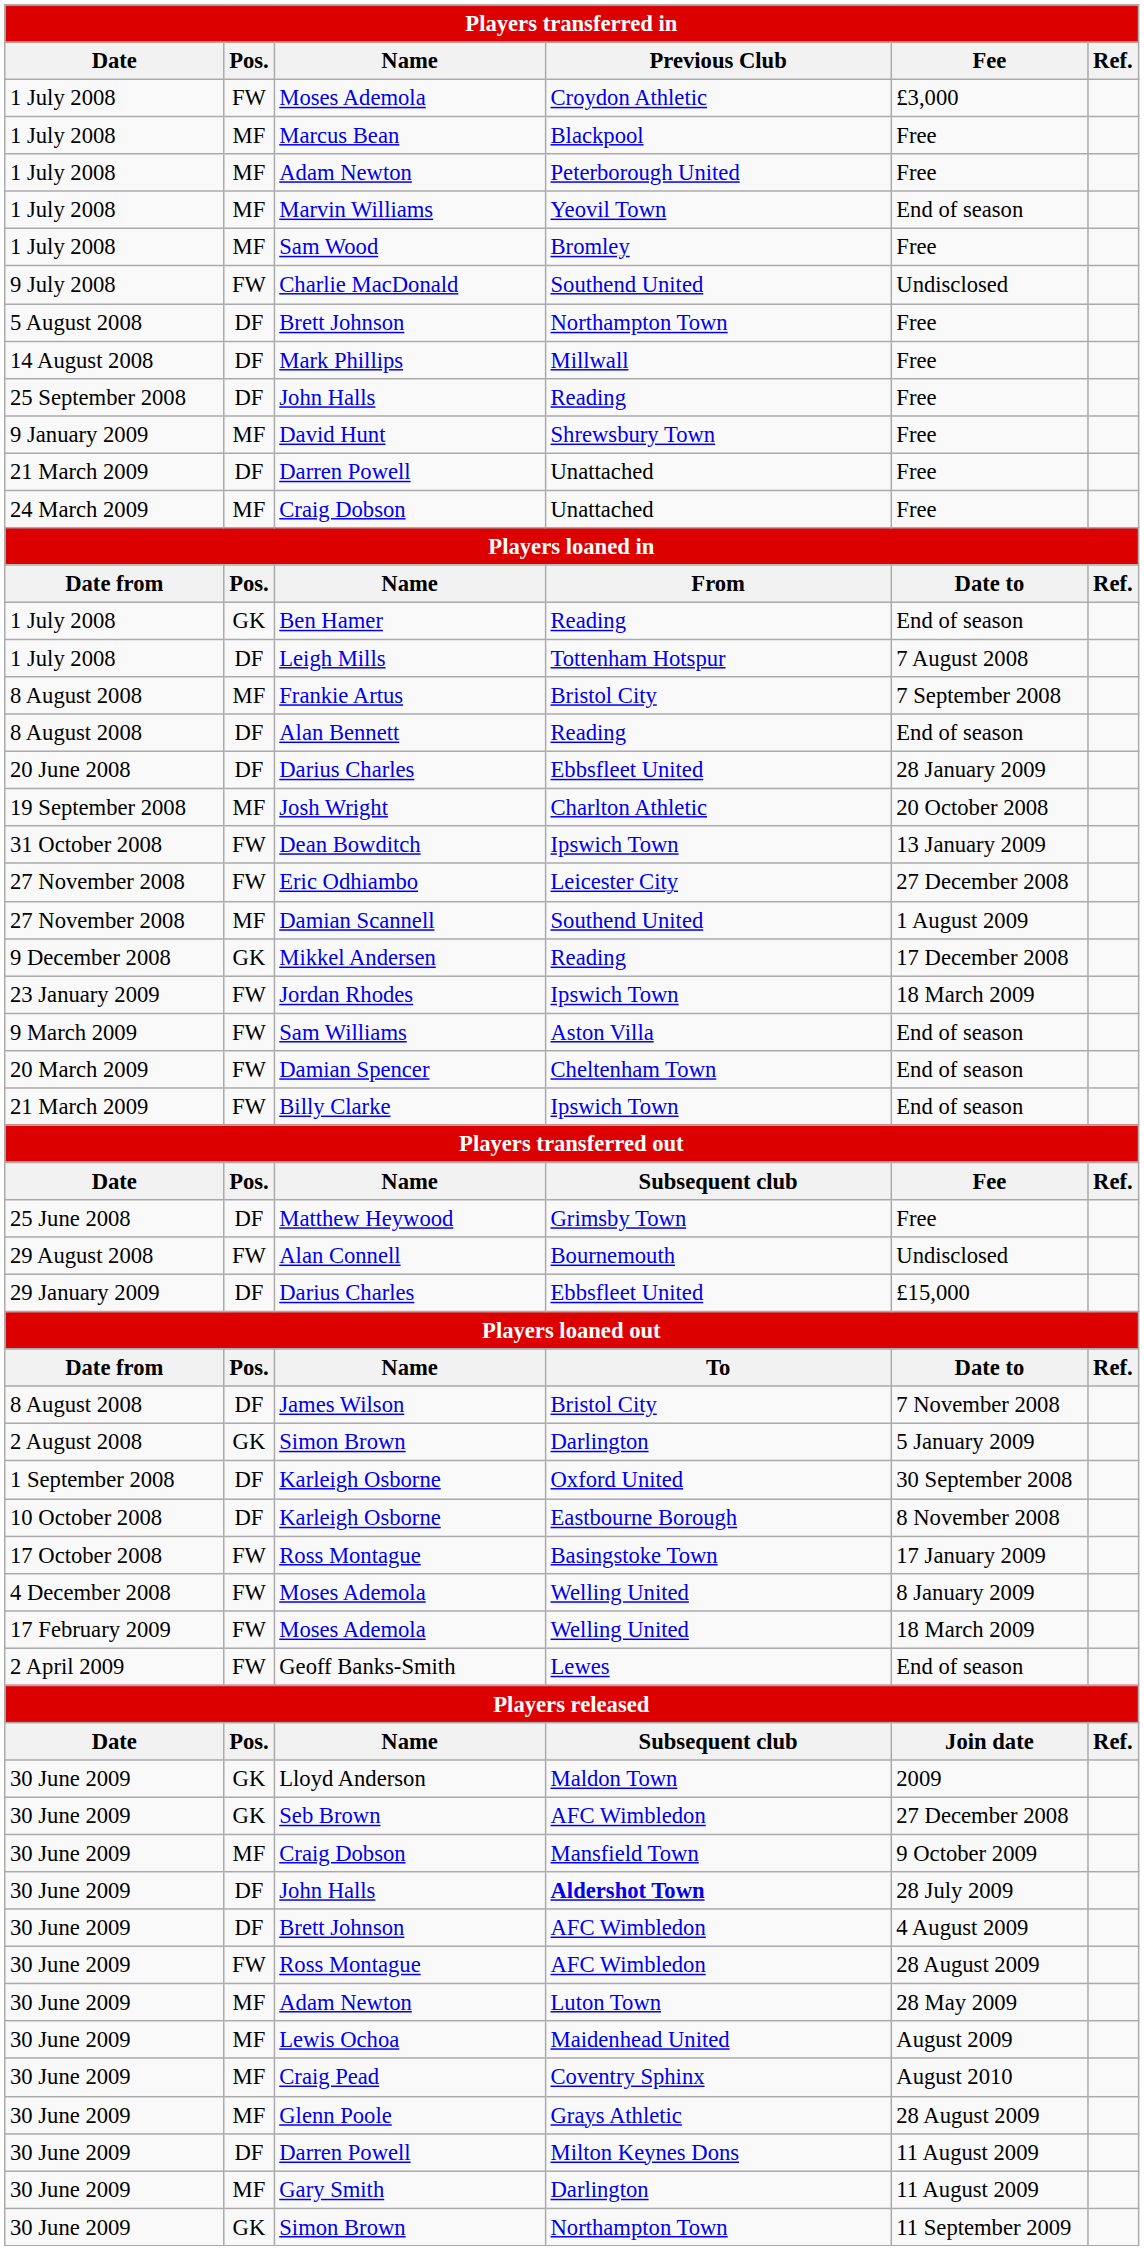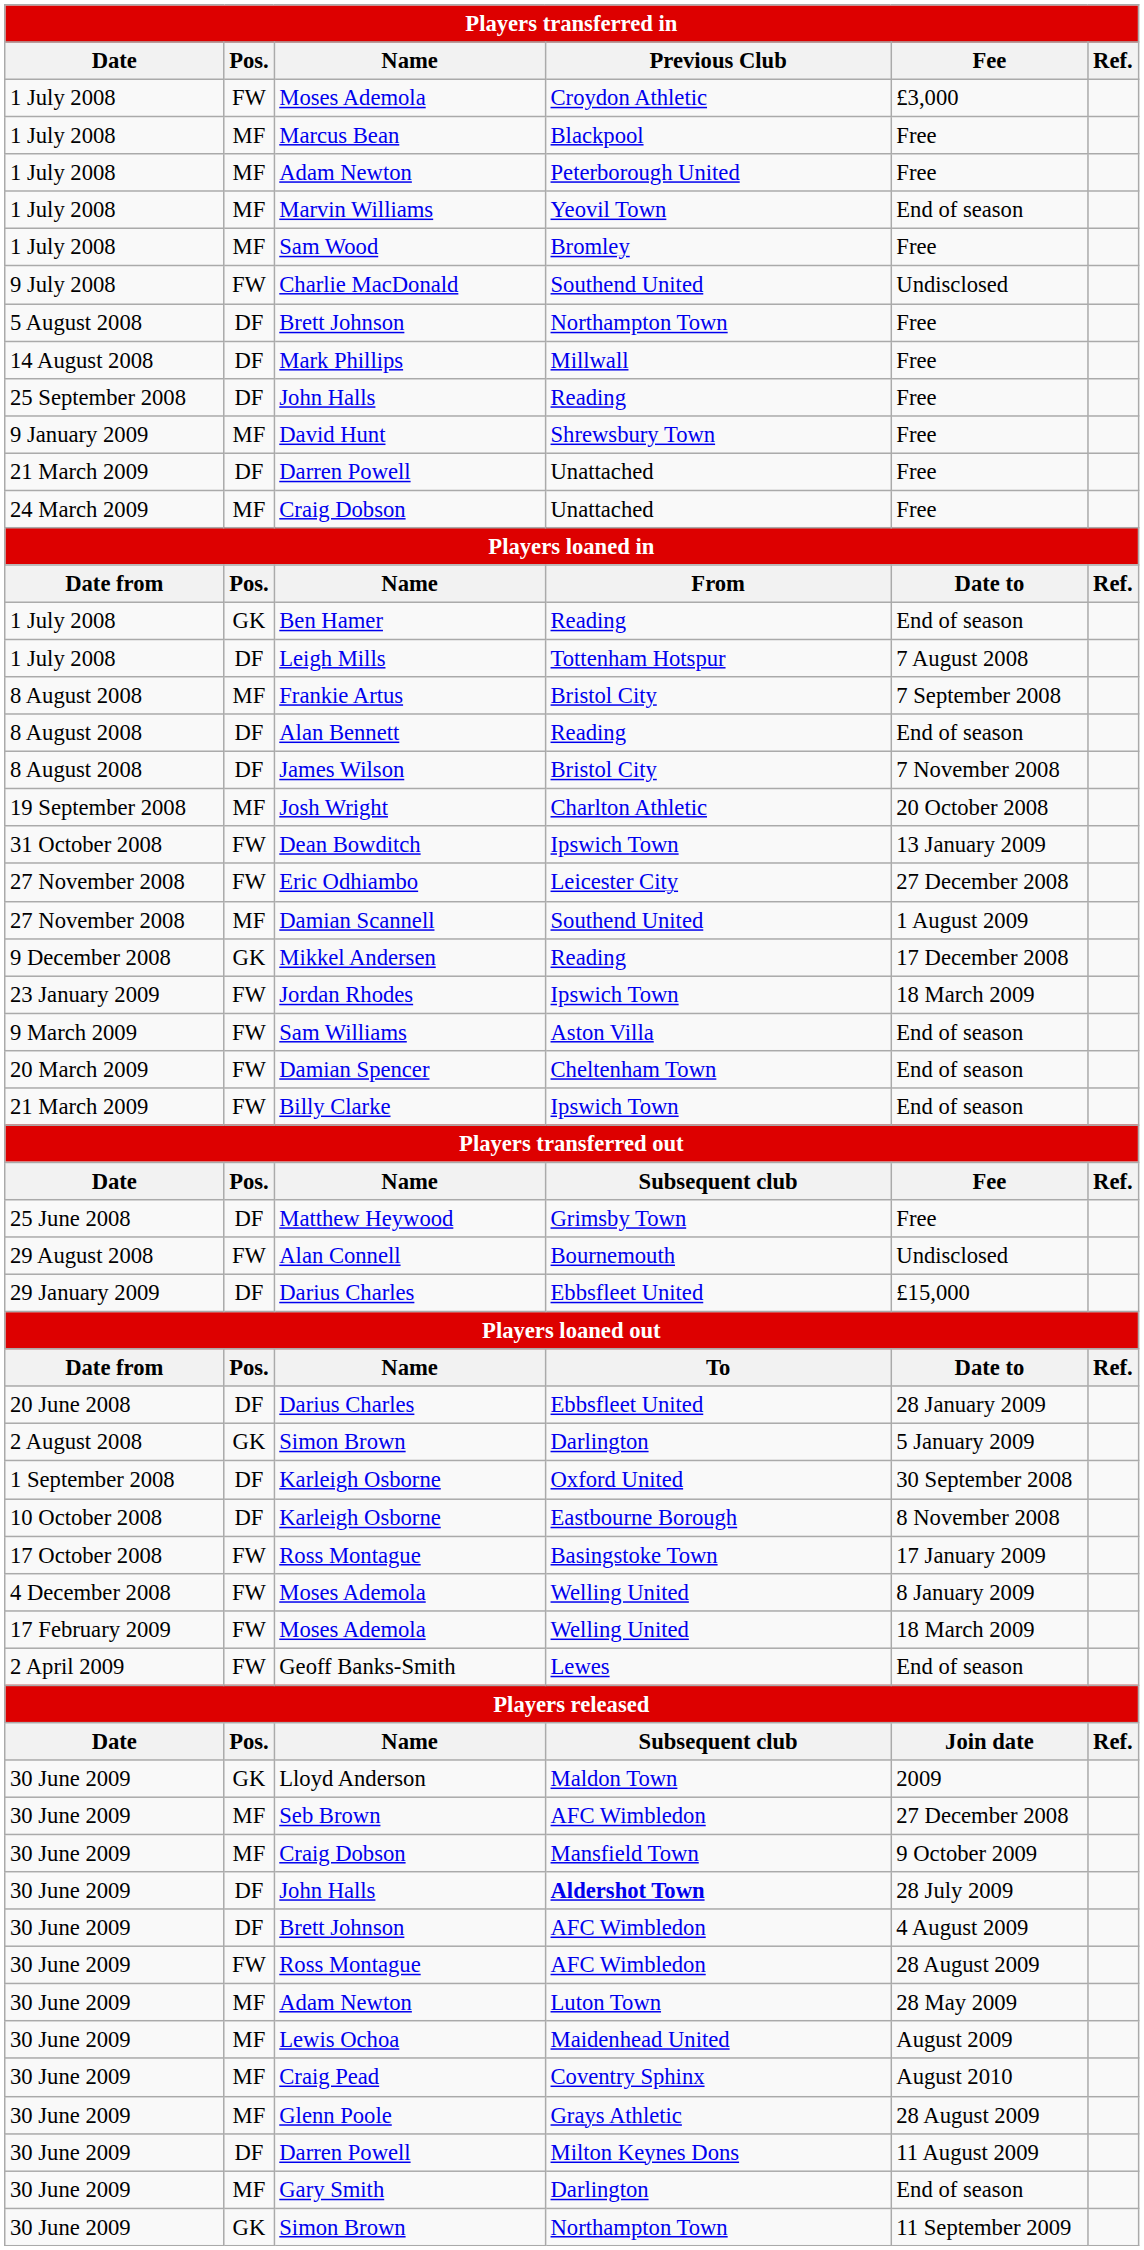rows swapped: (76, 1405) <-> (70, 770)
(249, 1815) GK -> (249, 1815) MF
(968, 2189) 11 August 2009 -> (960, 2189) End of season
